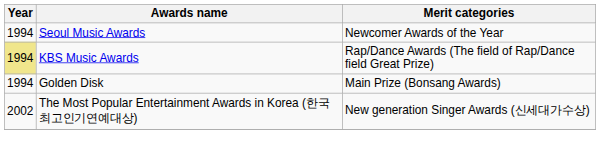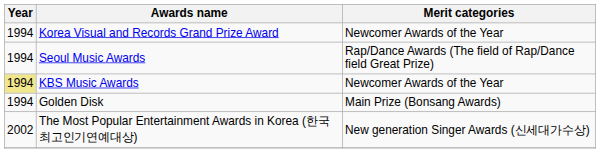+ row: (159, 32)
(424, 32) Newcomer Awards of the Year -> (460, 58) Rap/Dance Awards (The field of Rap/Dance field Great Prize)
(460, 58) Rap/Dance Awards (The field of Rap/Dance field Great Prize) -> (424, 83) Newcomer Awards of the Year
